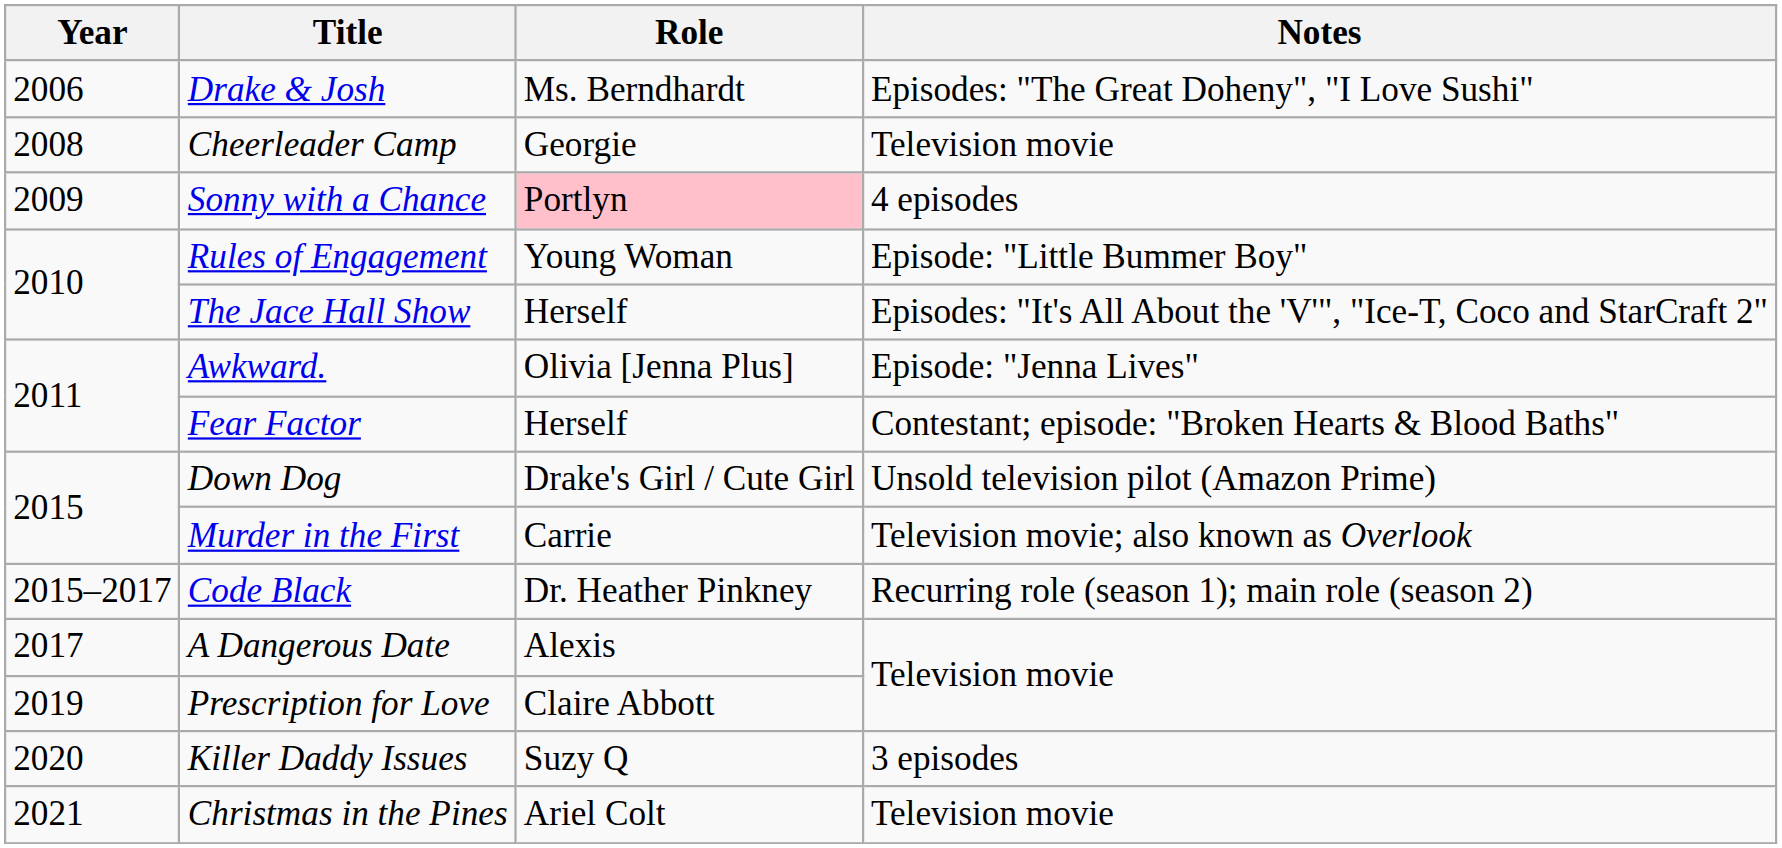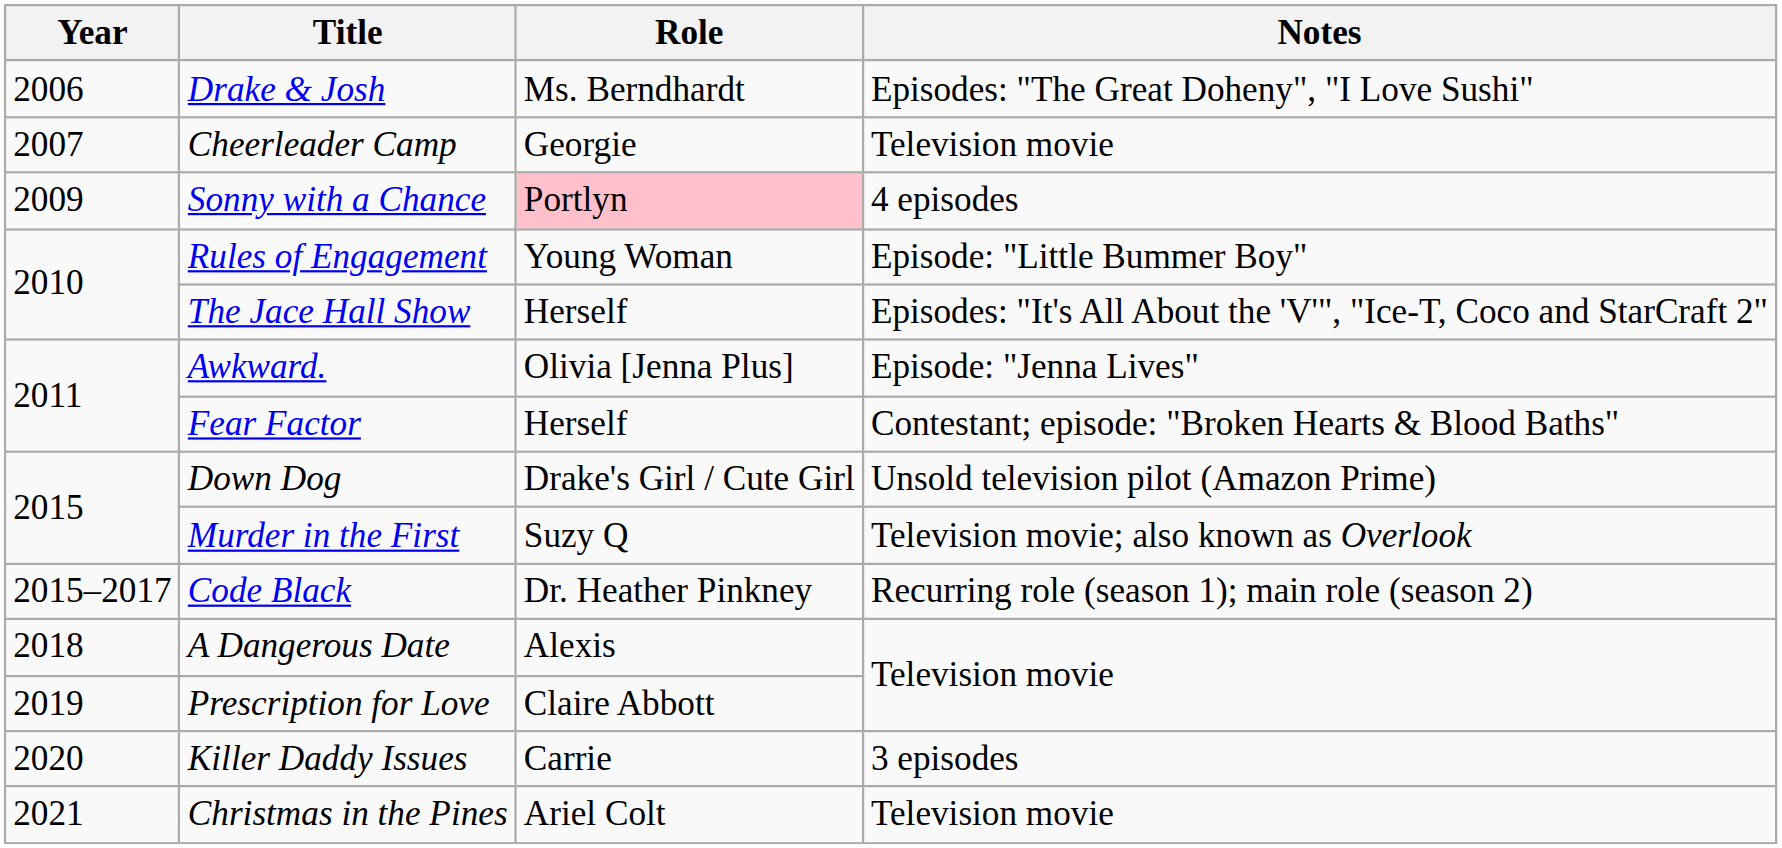(48, 144) 2008 -> (48, 144) 2007
(568, 534) Carrie -> (576, 534) Suzy Q
(48, 646) 2017 -> (48, 646) 2018
(576, 758) Suzy Q -> (568, 758) Carrie
